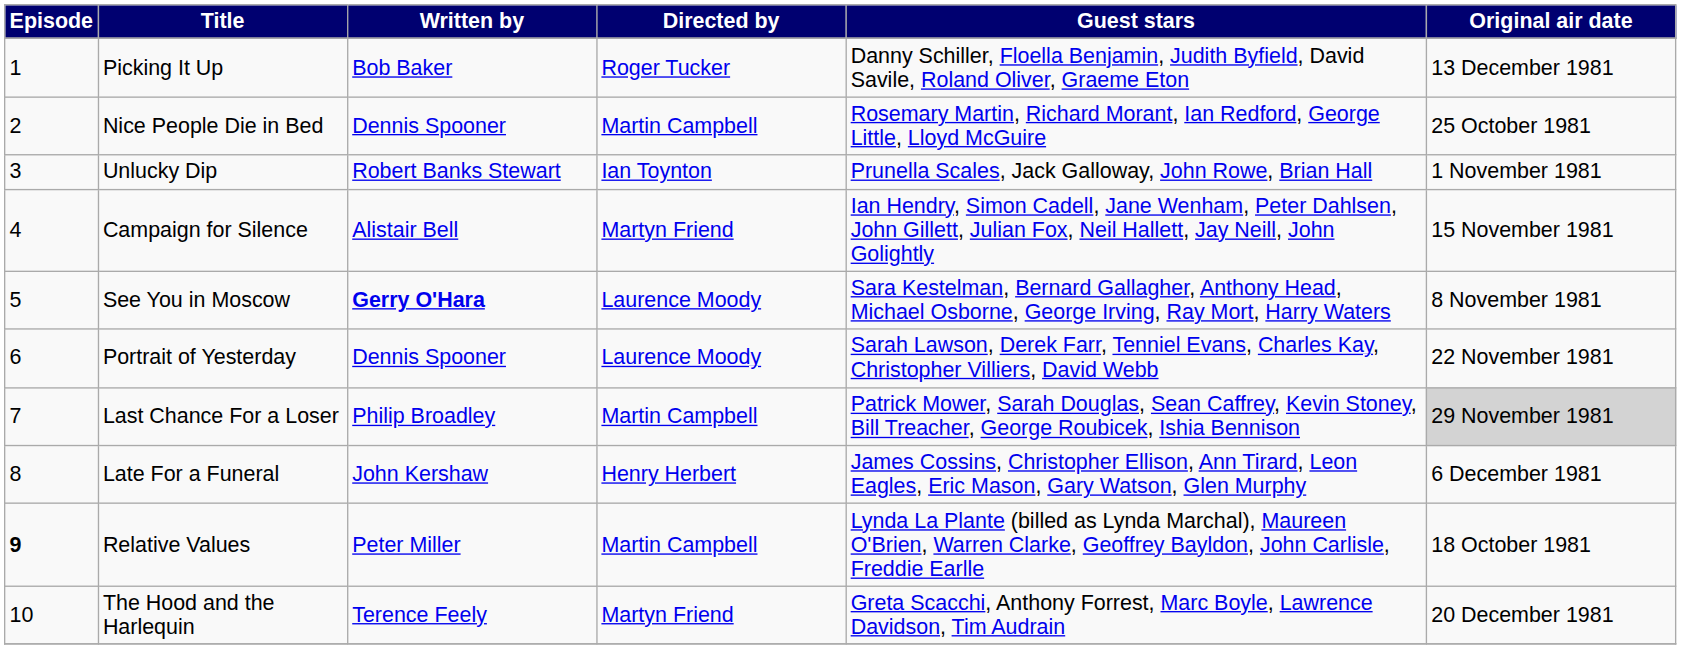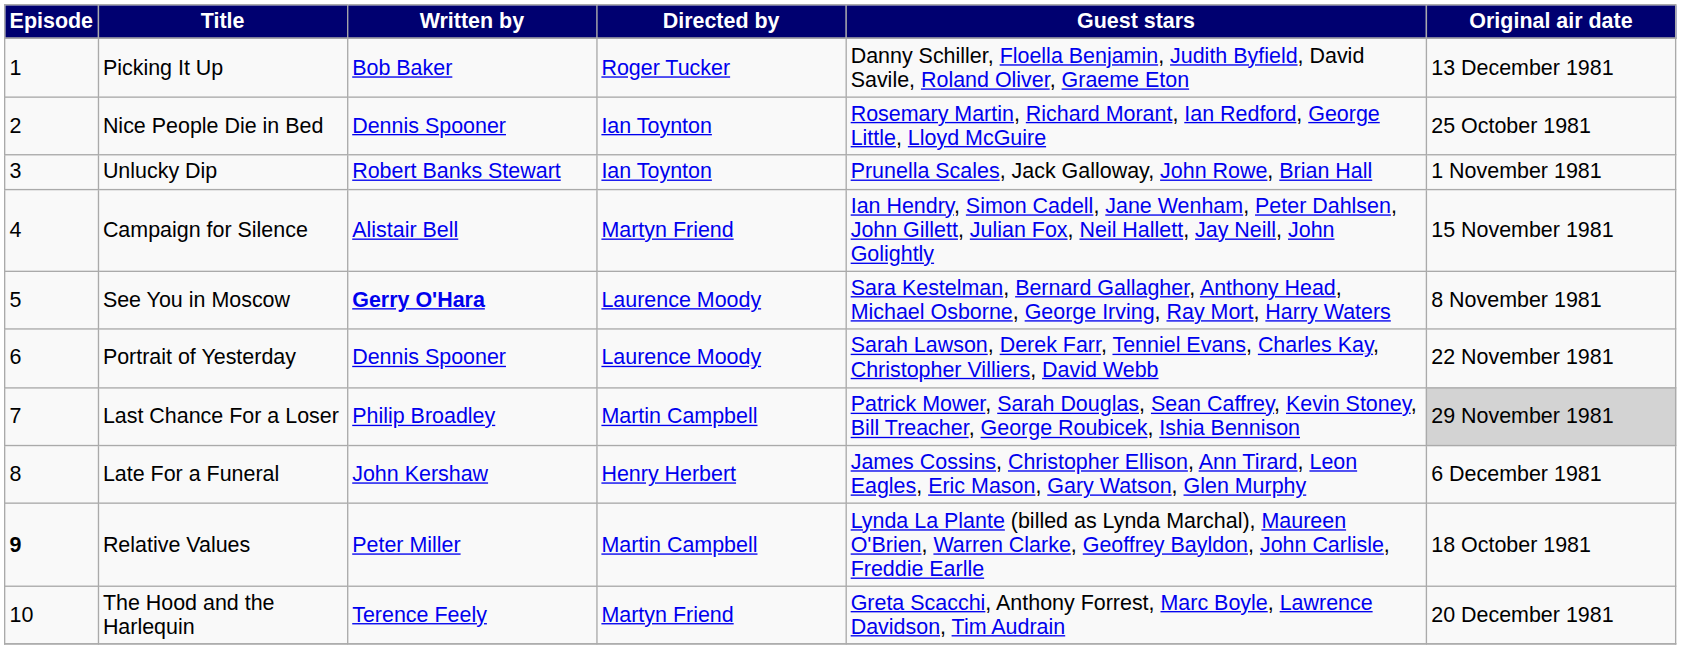(679, 125) Martin Campbell -> (657, 125) Ian Toynton
